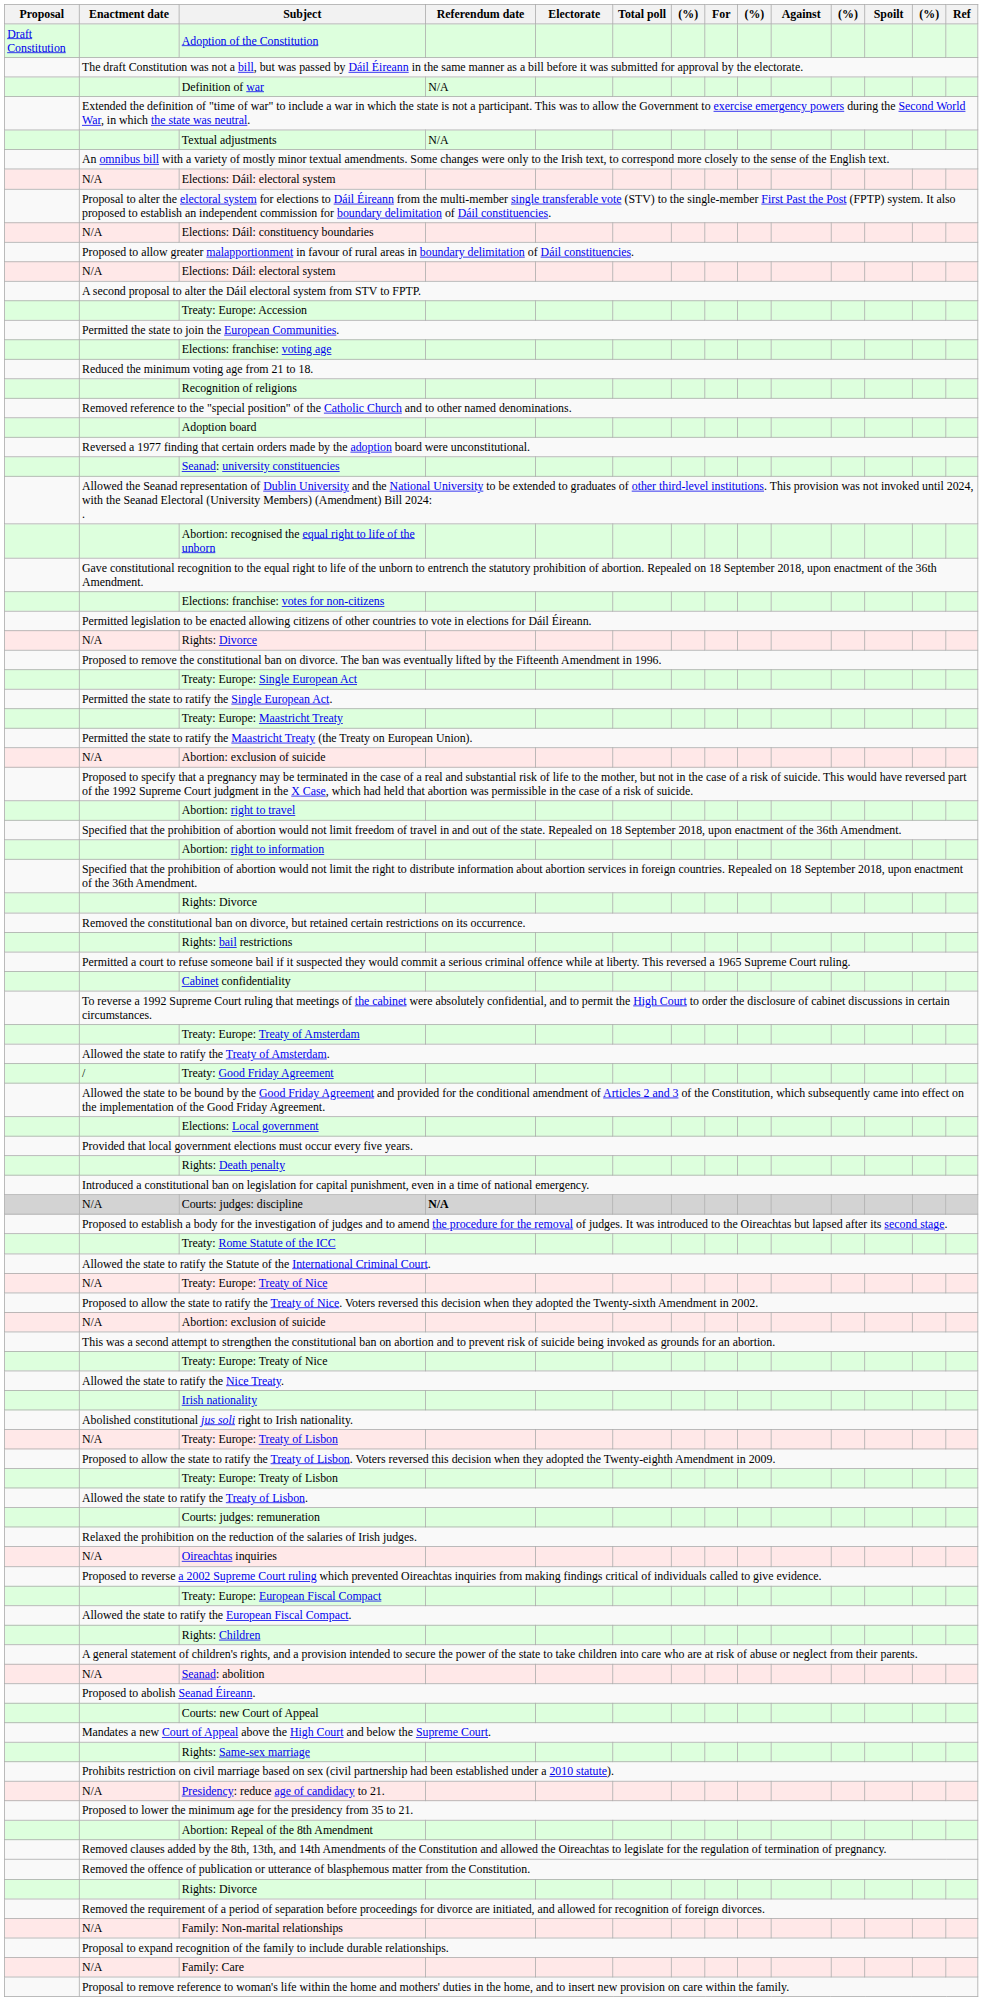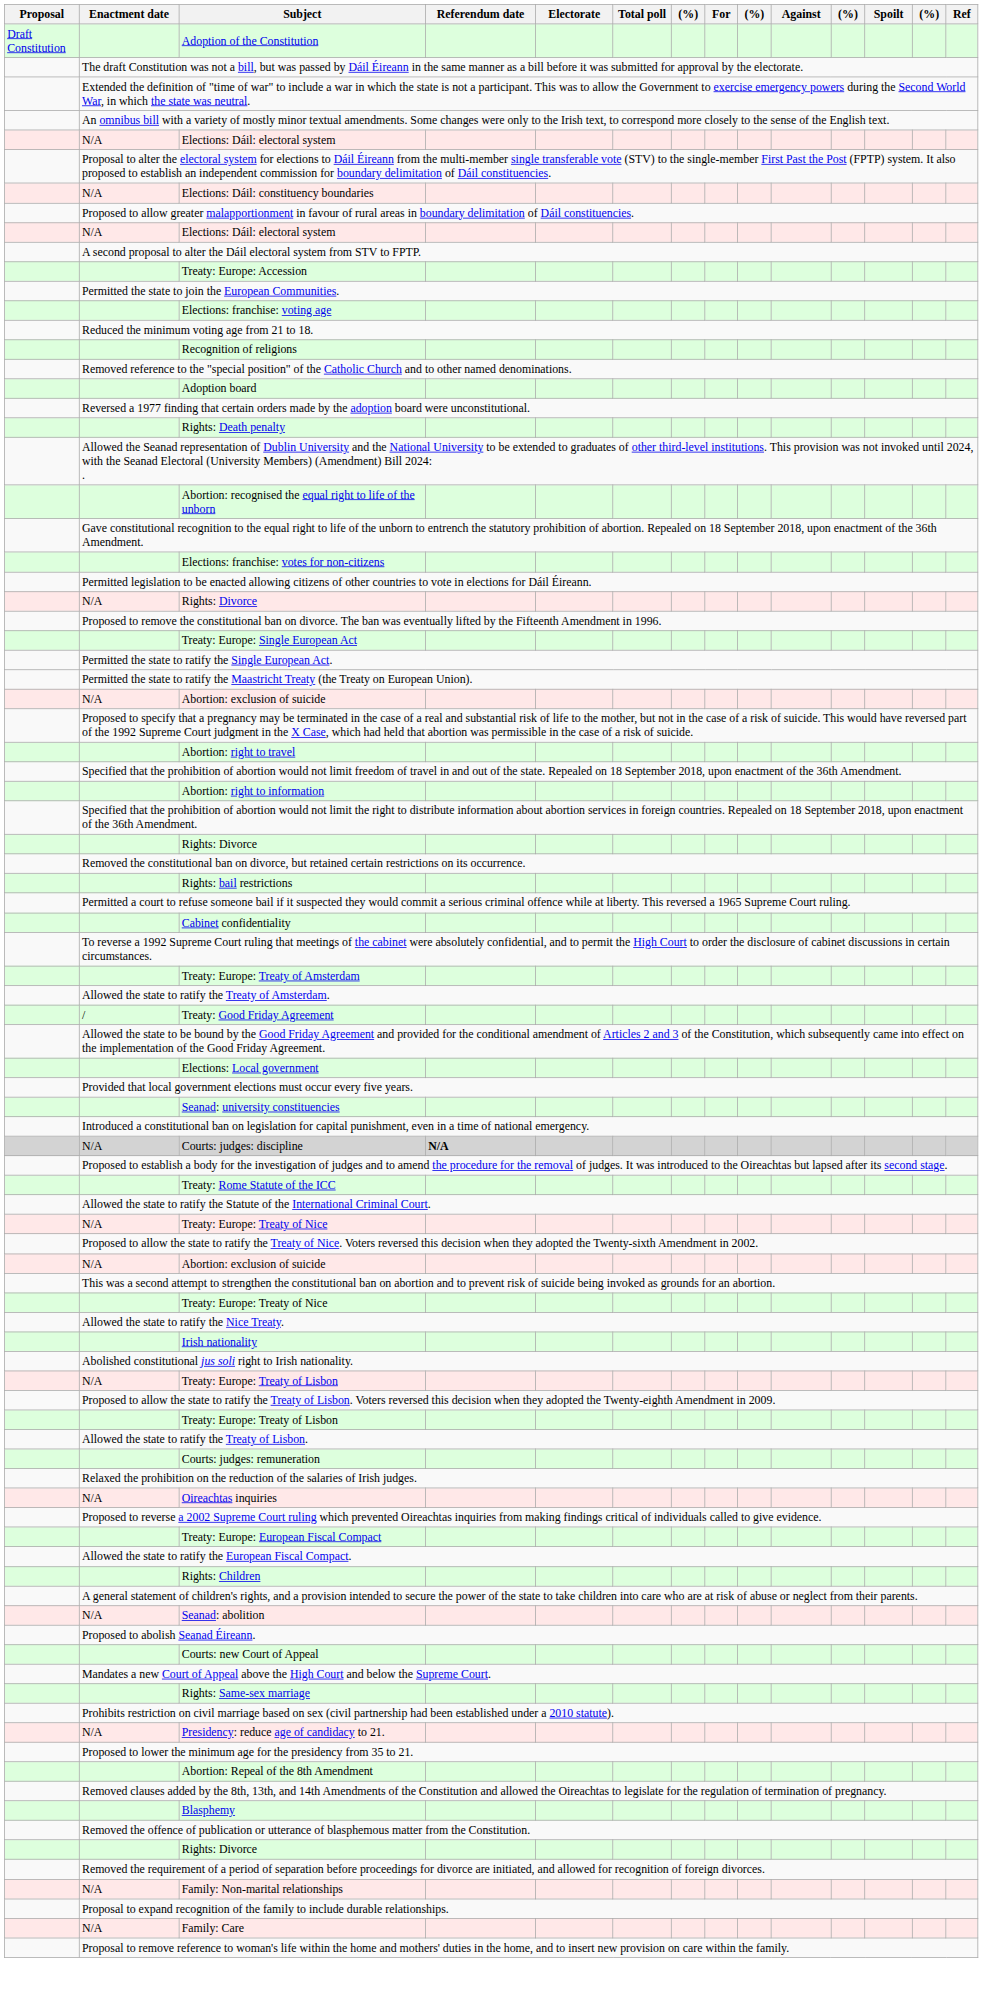- row: (129, 87)
- row: (129, 140)
rows swapped: (129, 467) <-> (129, 1166)
- row: (129, 719)
+ row: (129, 1811)
